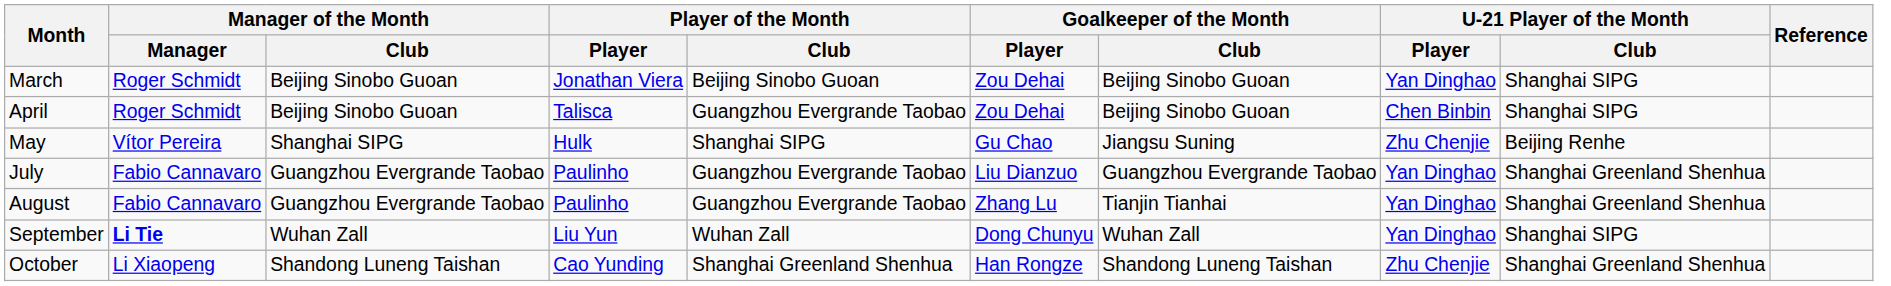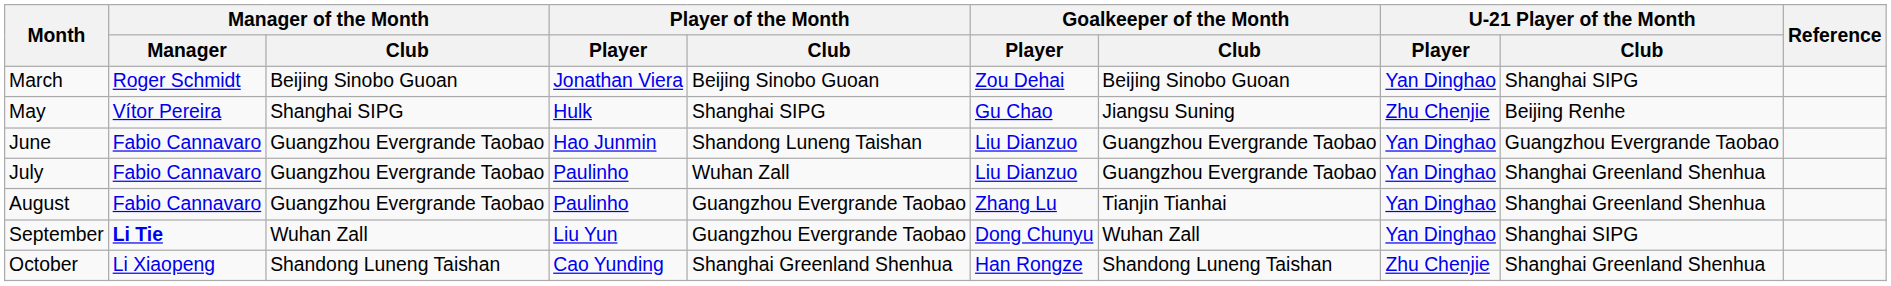- row: (28, 111)
+ row: (30, 142)
(829, 173) Guangzhou Evergrande Taobao -> (741, 173) Wuhan Zall
(741, 234) Wuhan Zall -> (829, 234) Guangzhou Evergrande Taobao
